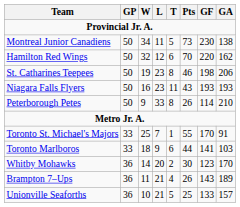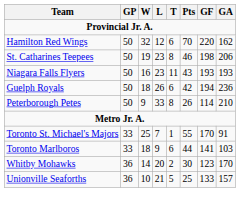- row: (59, 42)
+ row: (35, 88)
- row: (39, 179)
